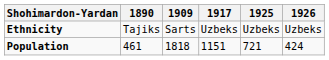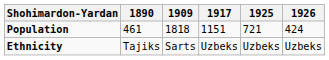rows swapped: (38, 46) <-> (35, 30)
